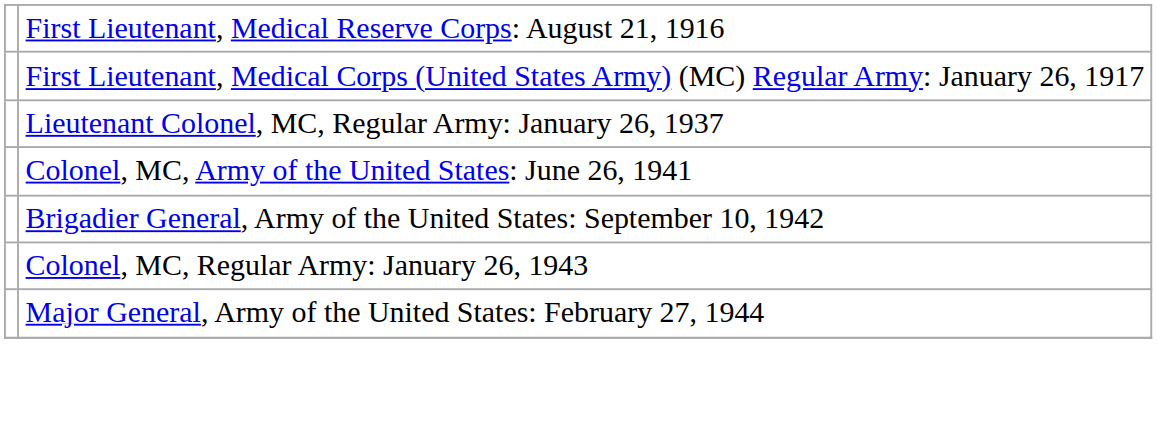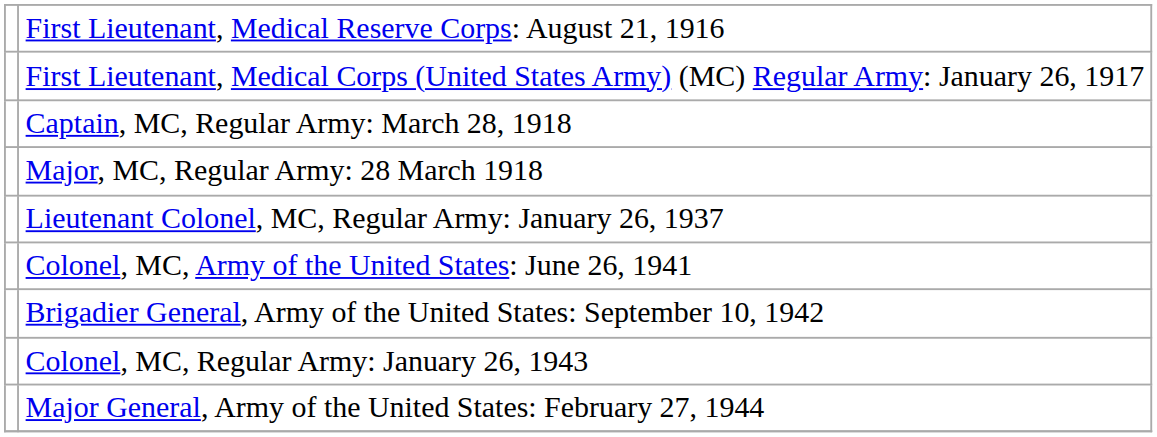+ row: (299, 123)
+ row: (284, 170)
